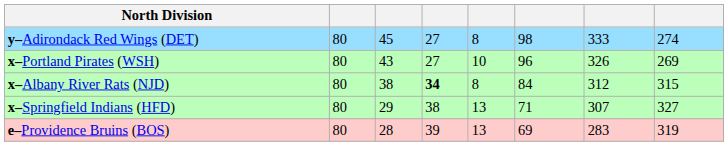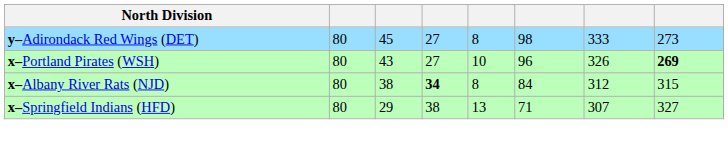(668, 38) 274 -> (668, 38) 273
(668, 61) normal -> (668, 61) bold
- row: (89, 130)
